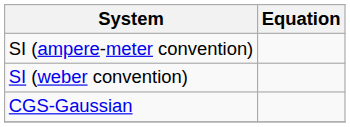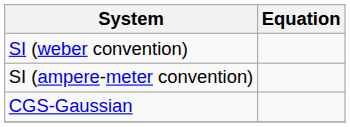rows swapped: (98, 77) <-> (131, 48)
